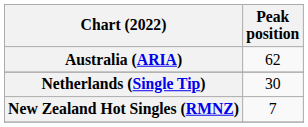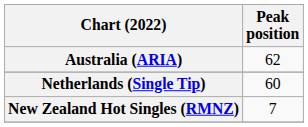(273, 84) 30 -> (273, 84) 60
